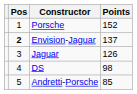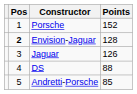(110, 39) 137 -> (110, 39) 128
(107, 68) 98 -> (107, 68) 88
